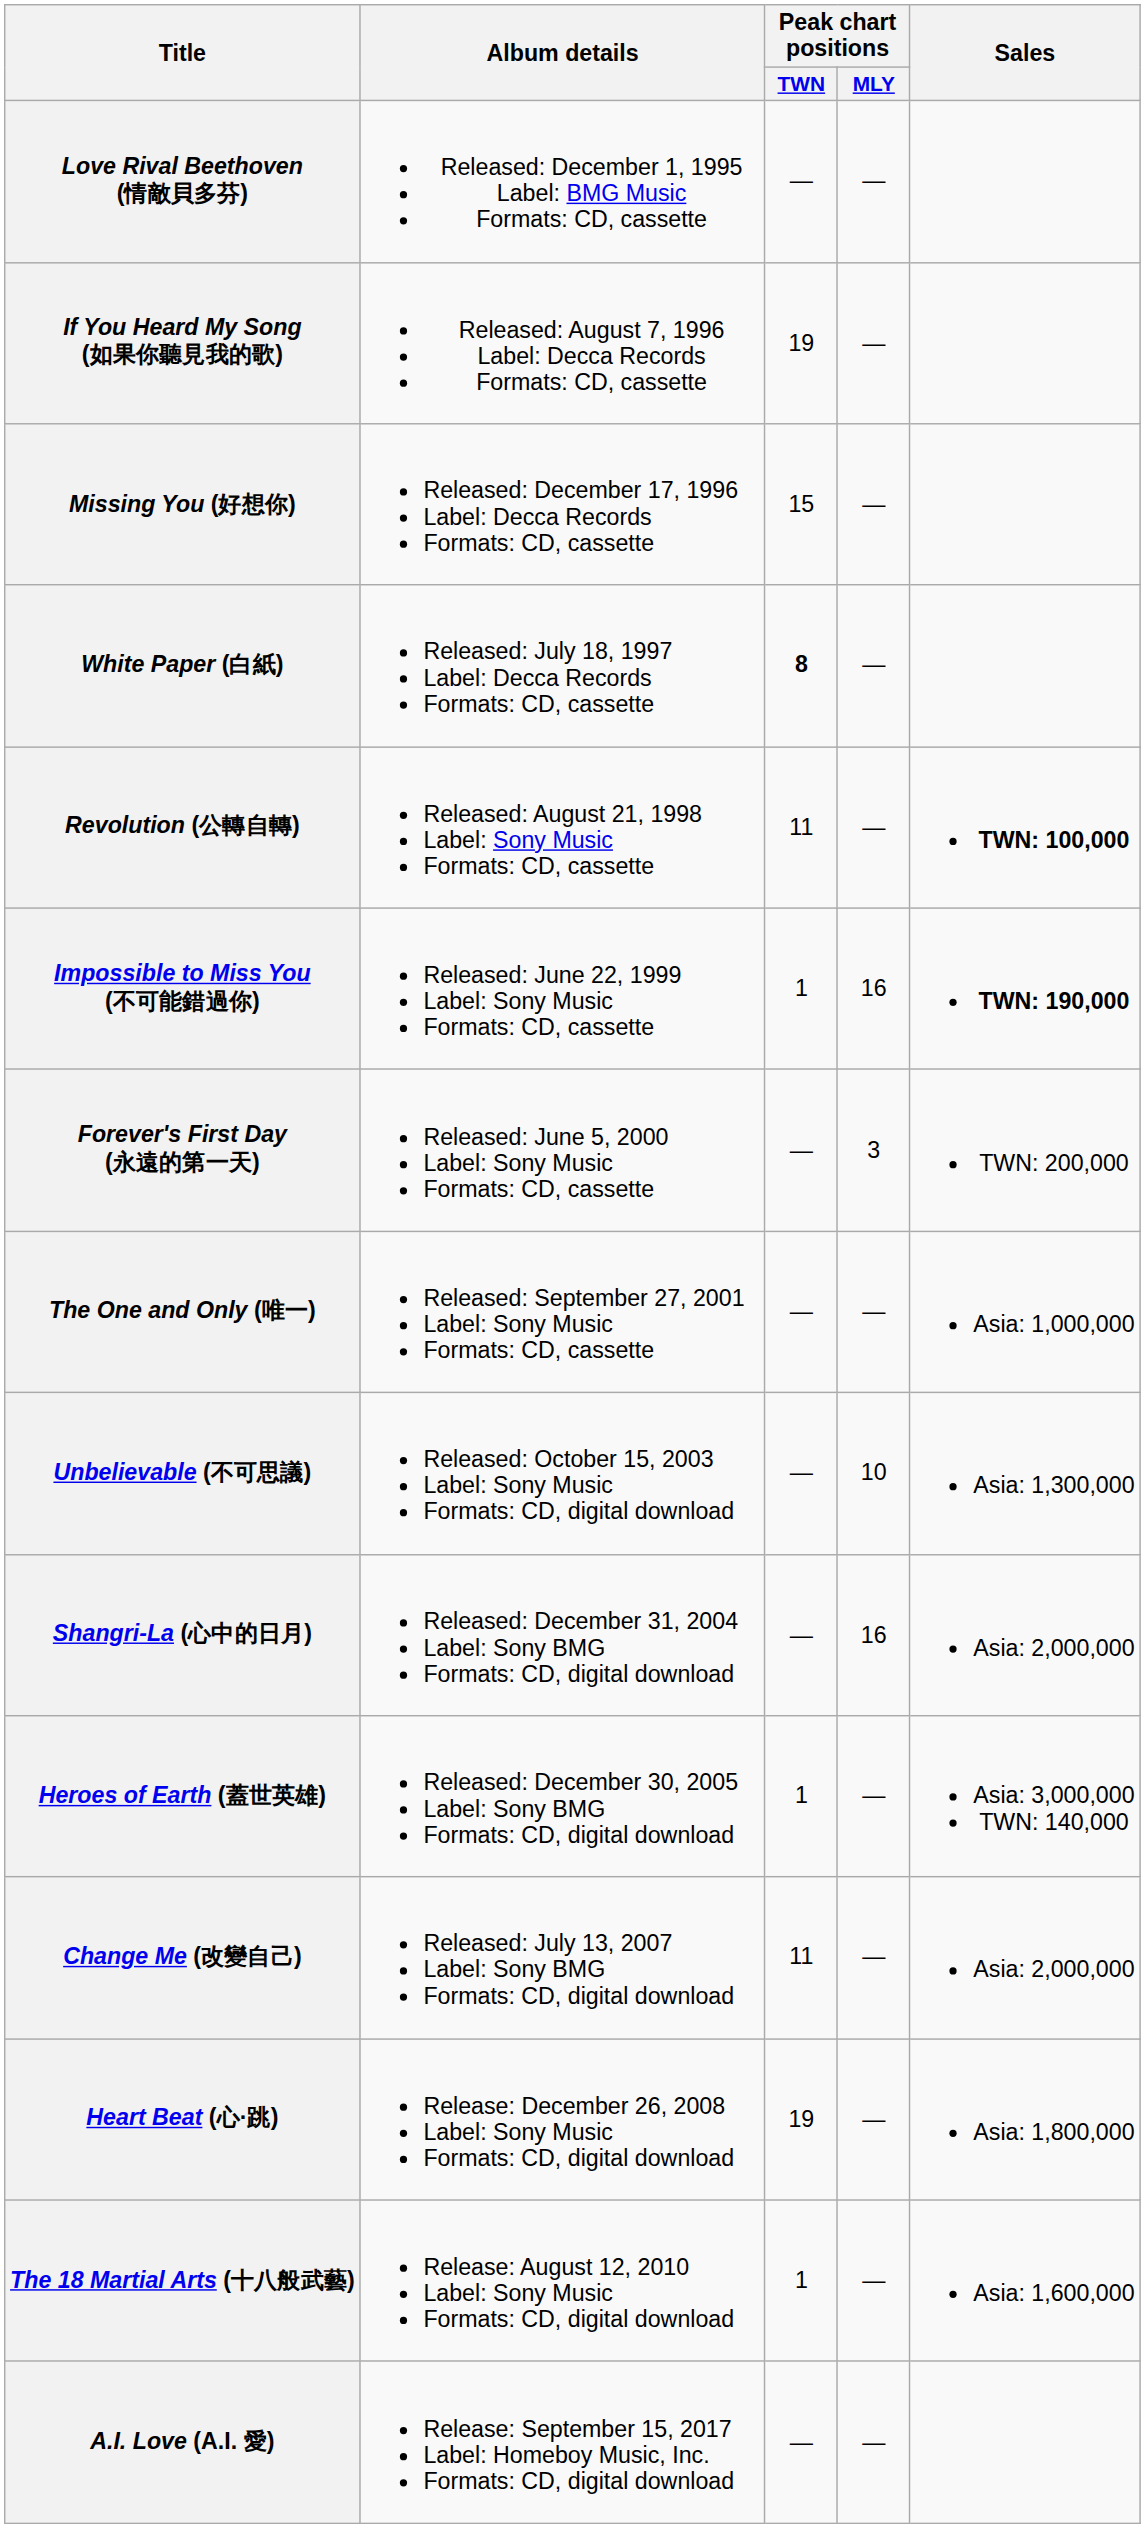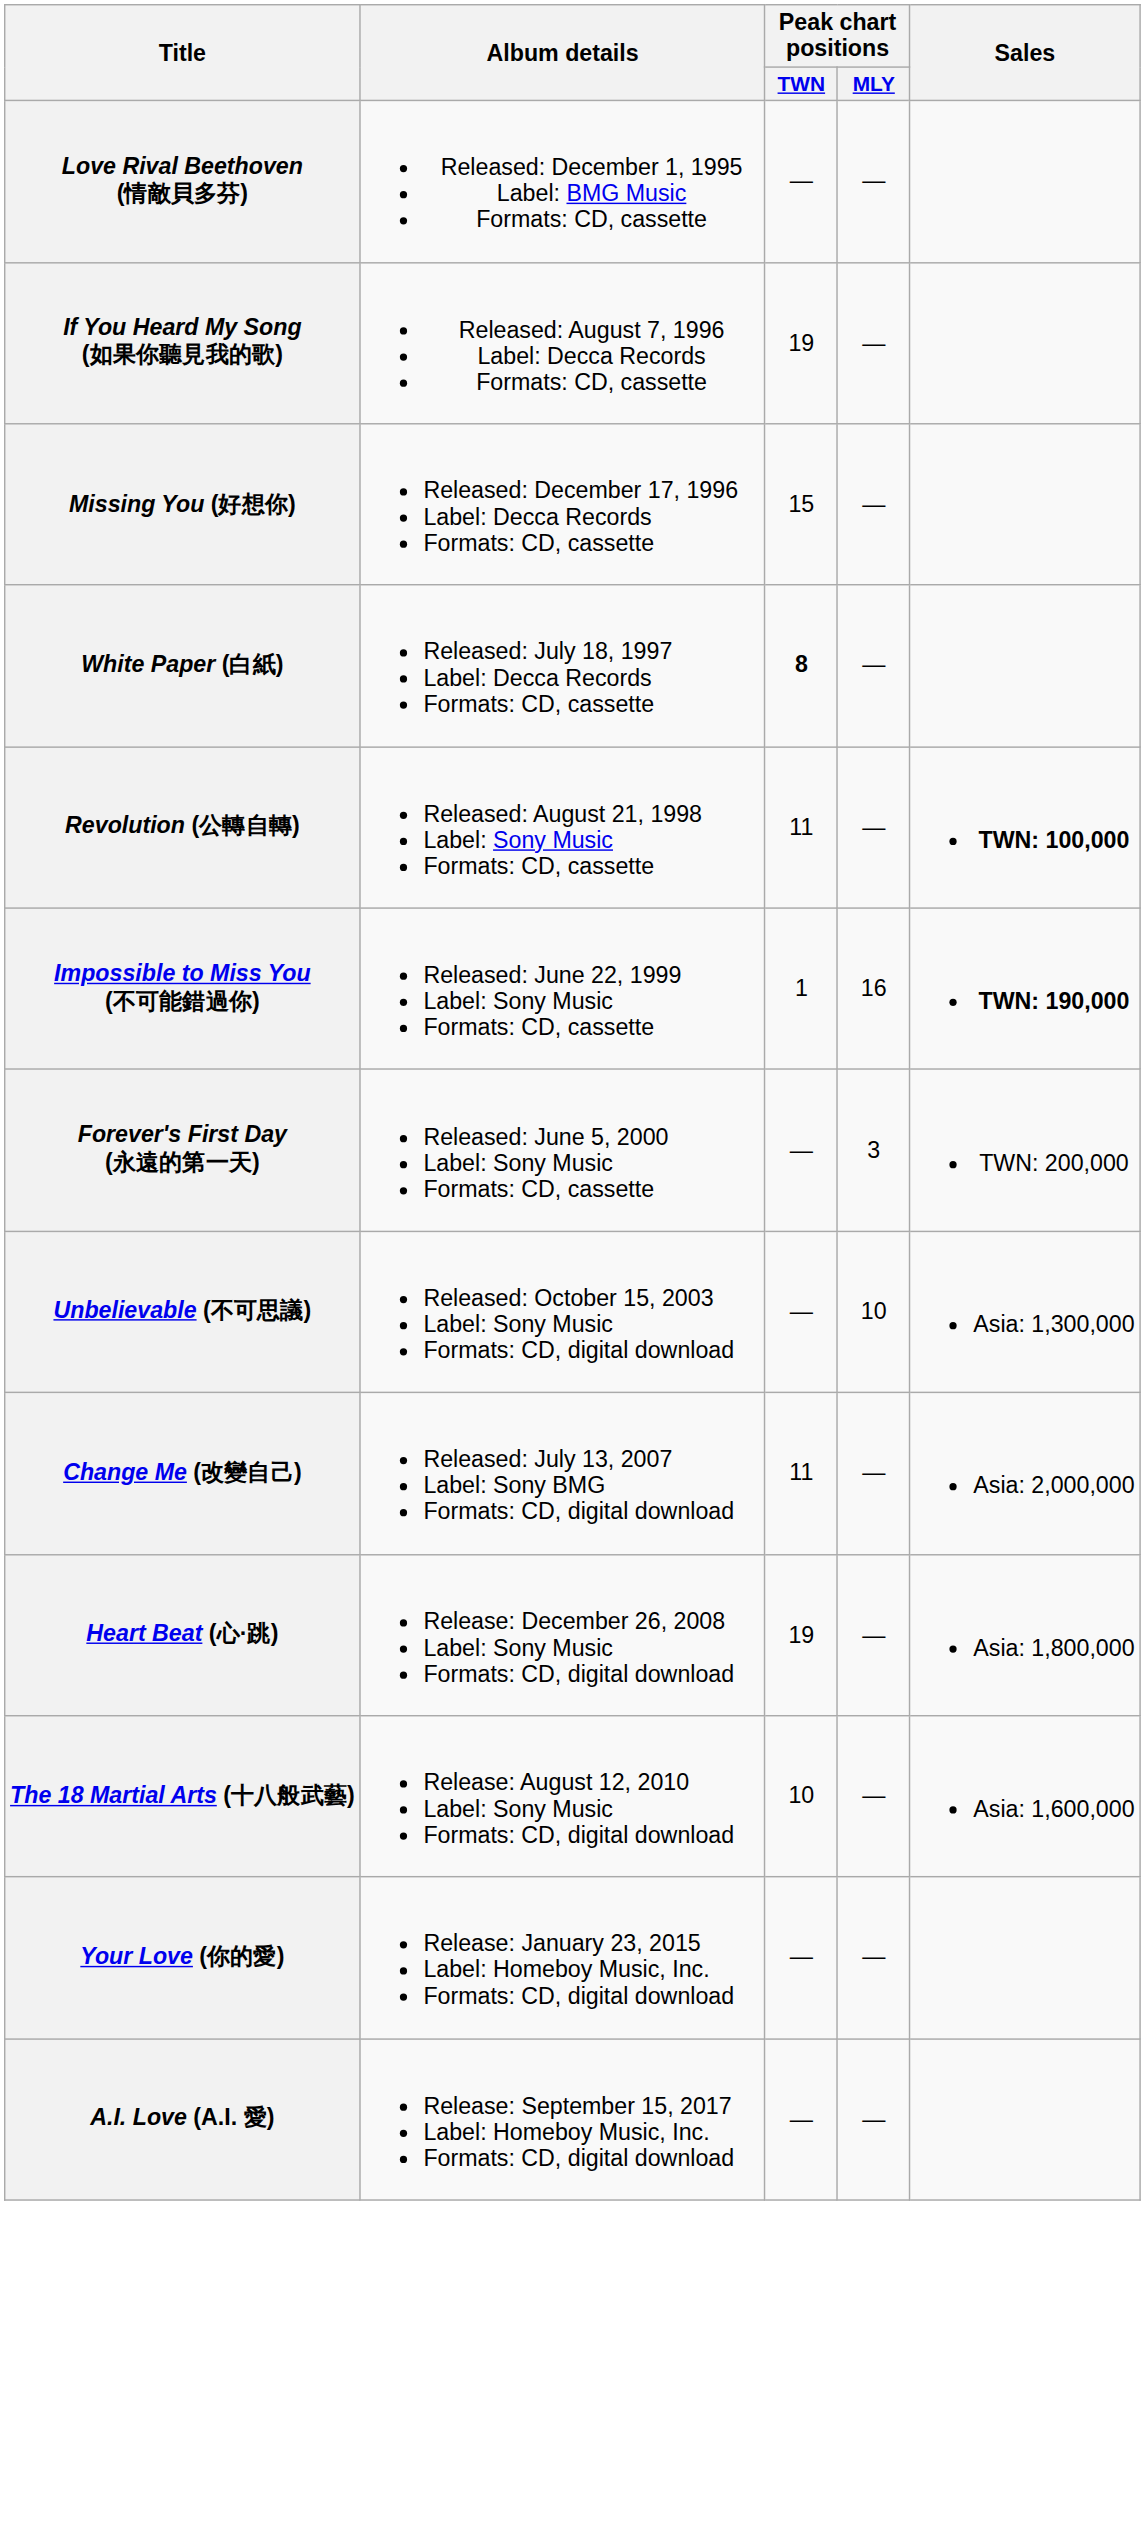- row: (182, 1310)
- row: (182, 1633)
- row: (182, 1795)
(801, 2280) 1 -> (801, 1796) 10
+ row: (182, 1956)
